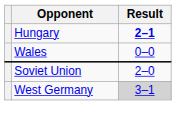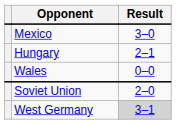+ row: (33, 34)
(145, 33) bold -> (145, 53) normal
